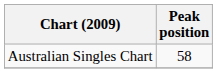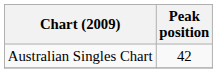(184, 56) 58 -> (184, 56) 42
